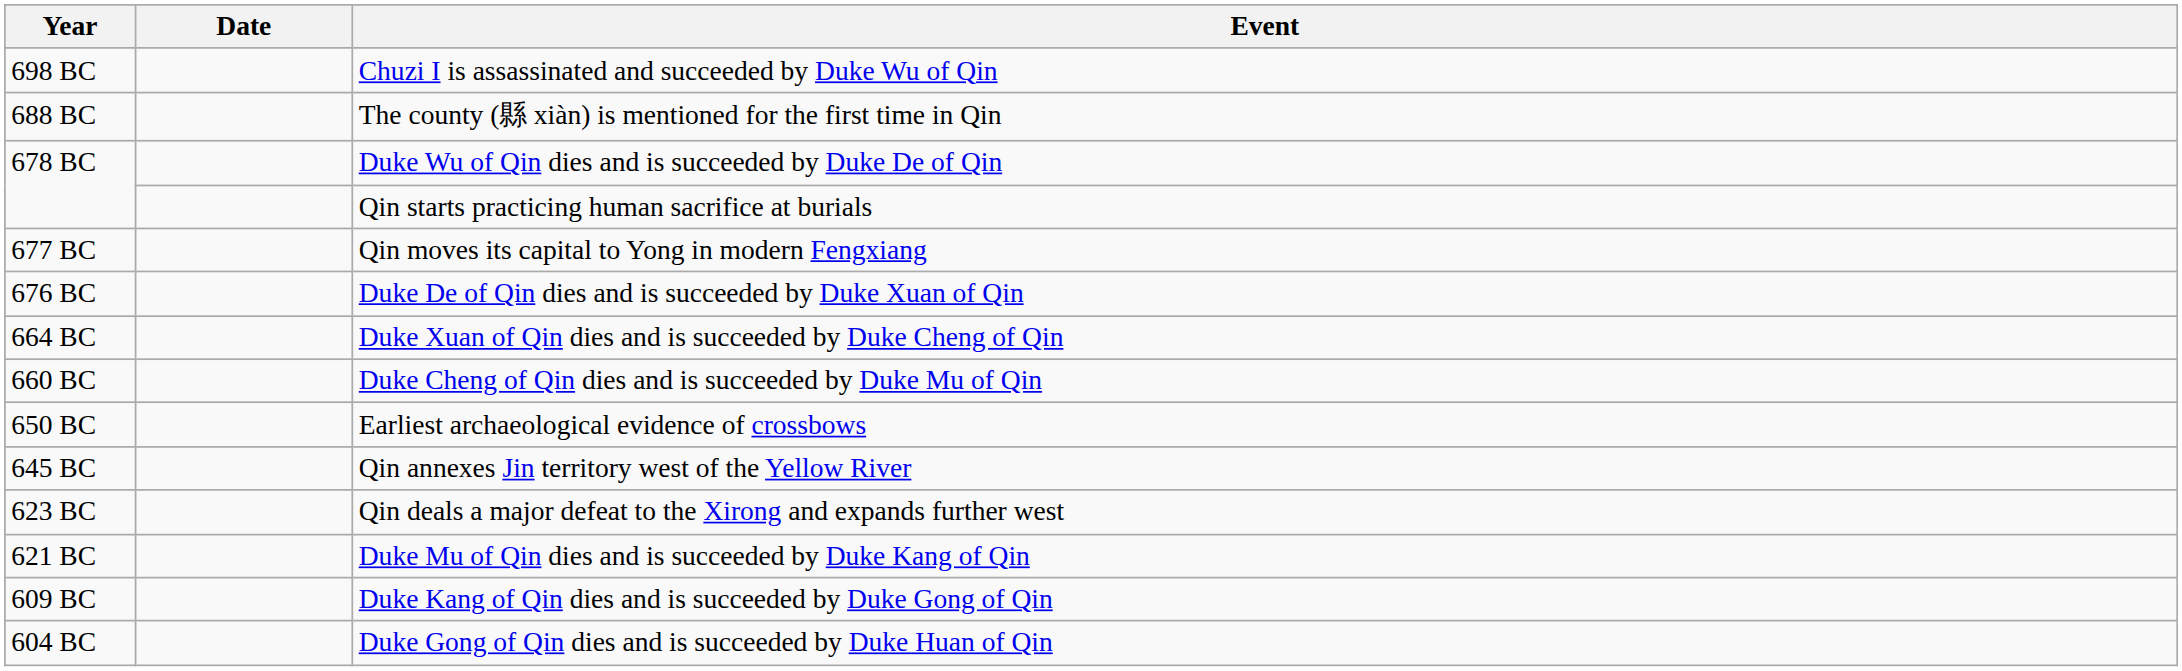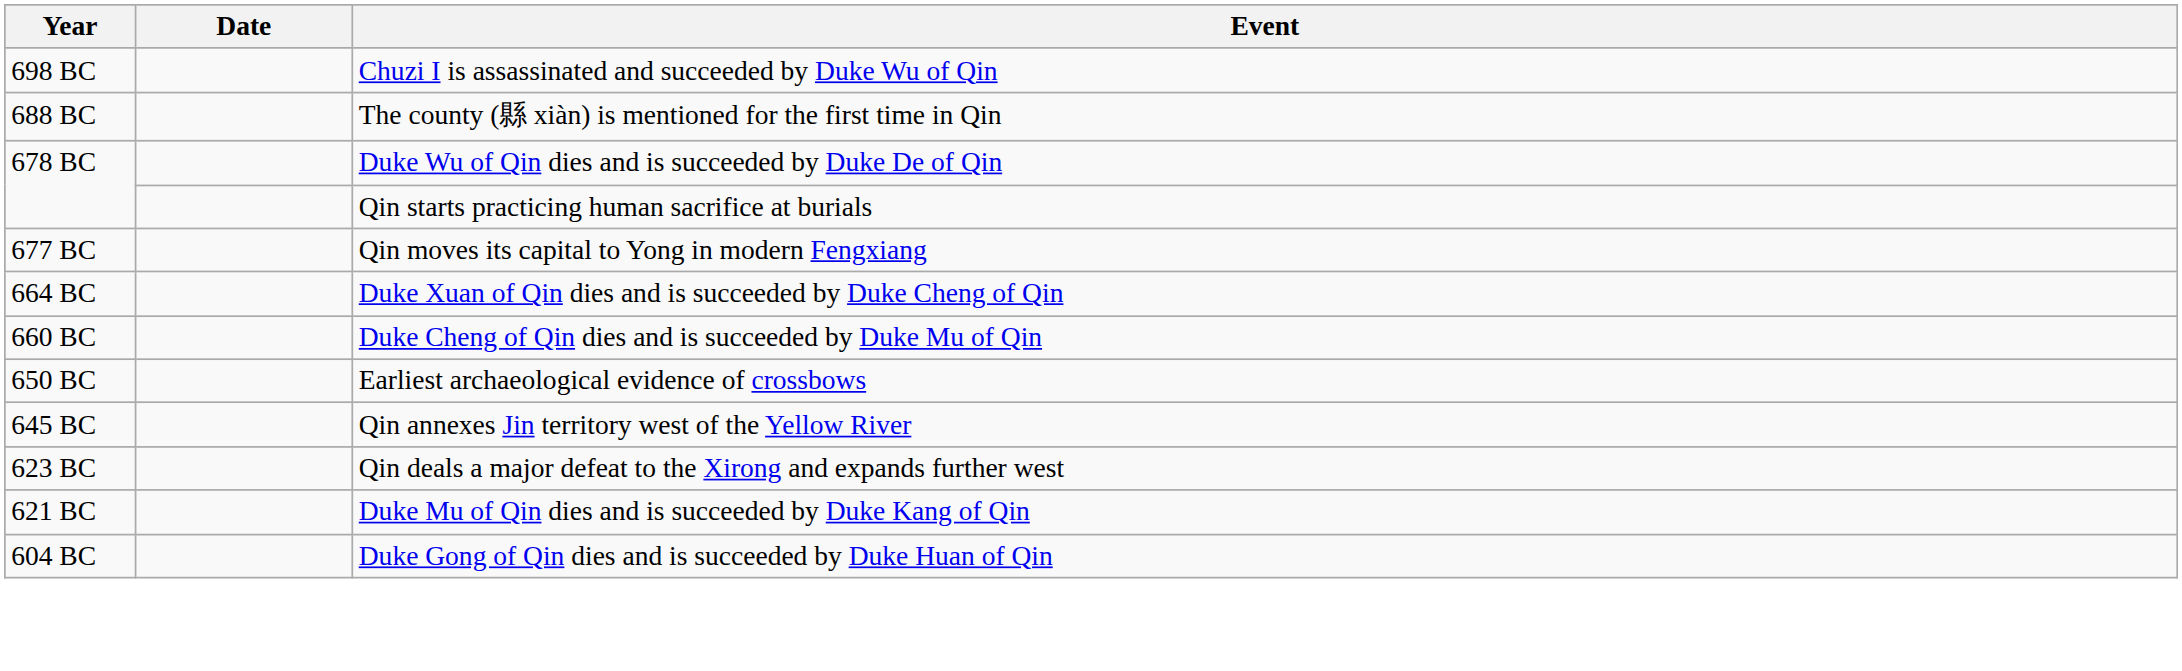- row: (691, 293)
- row: (706, 598)
